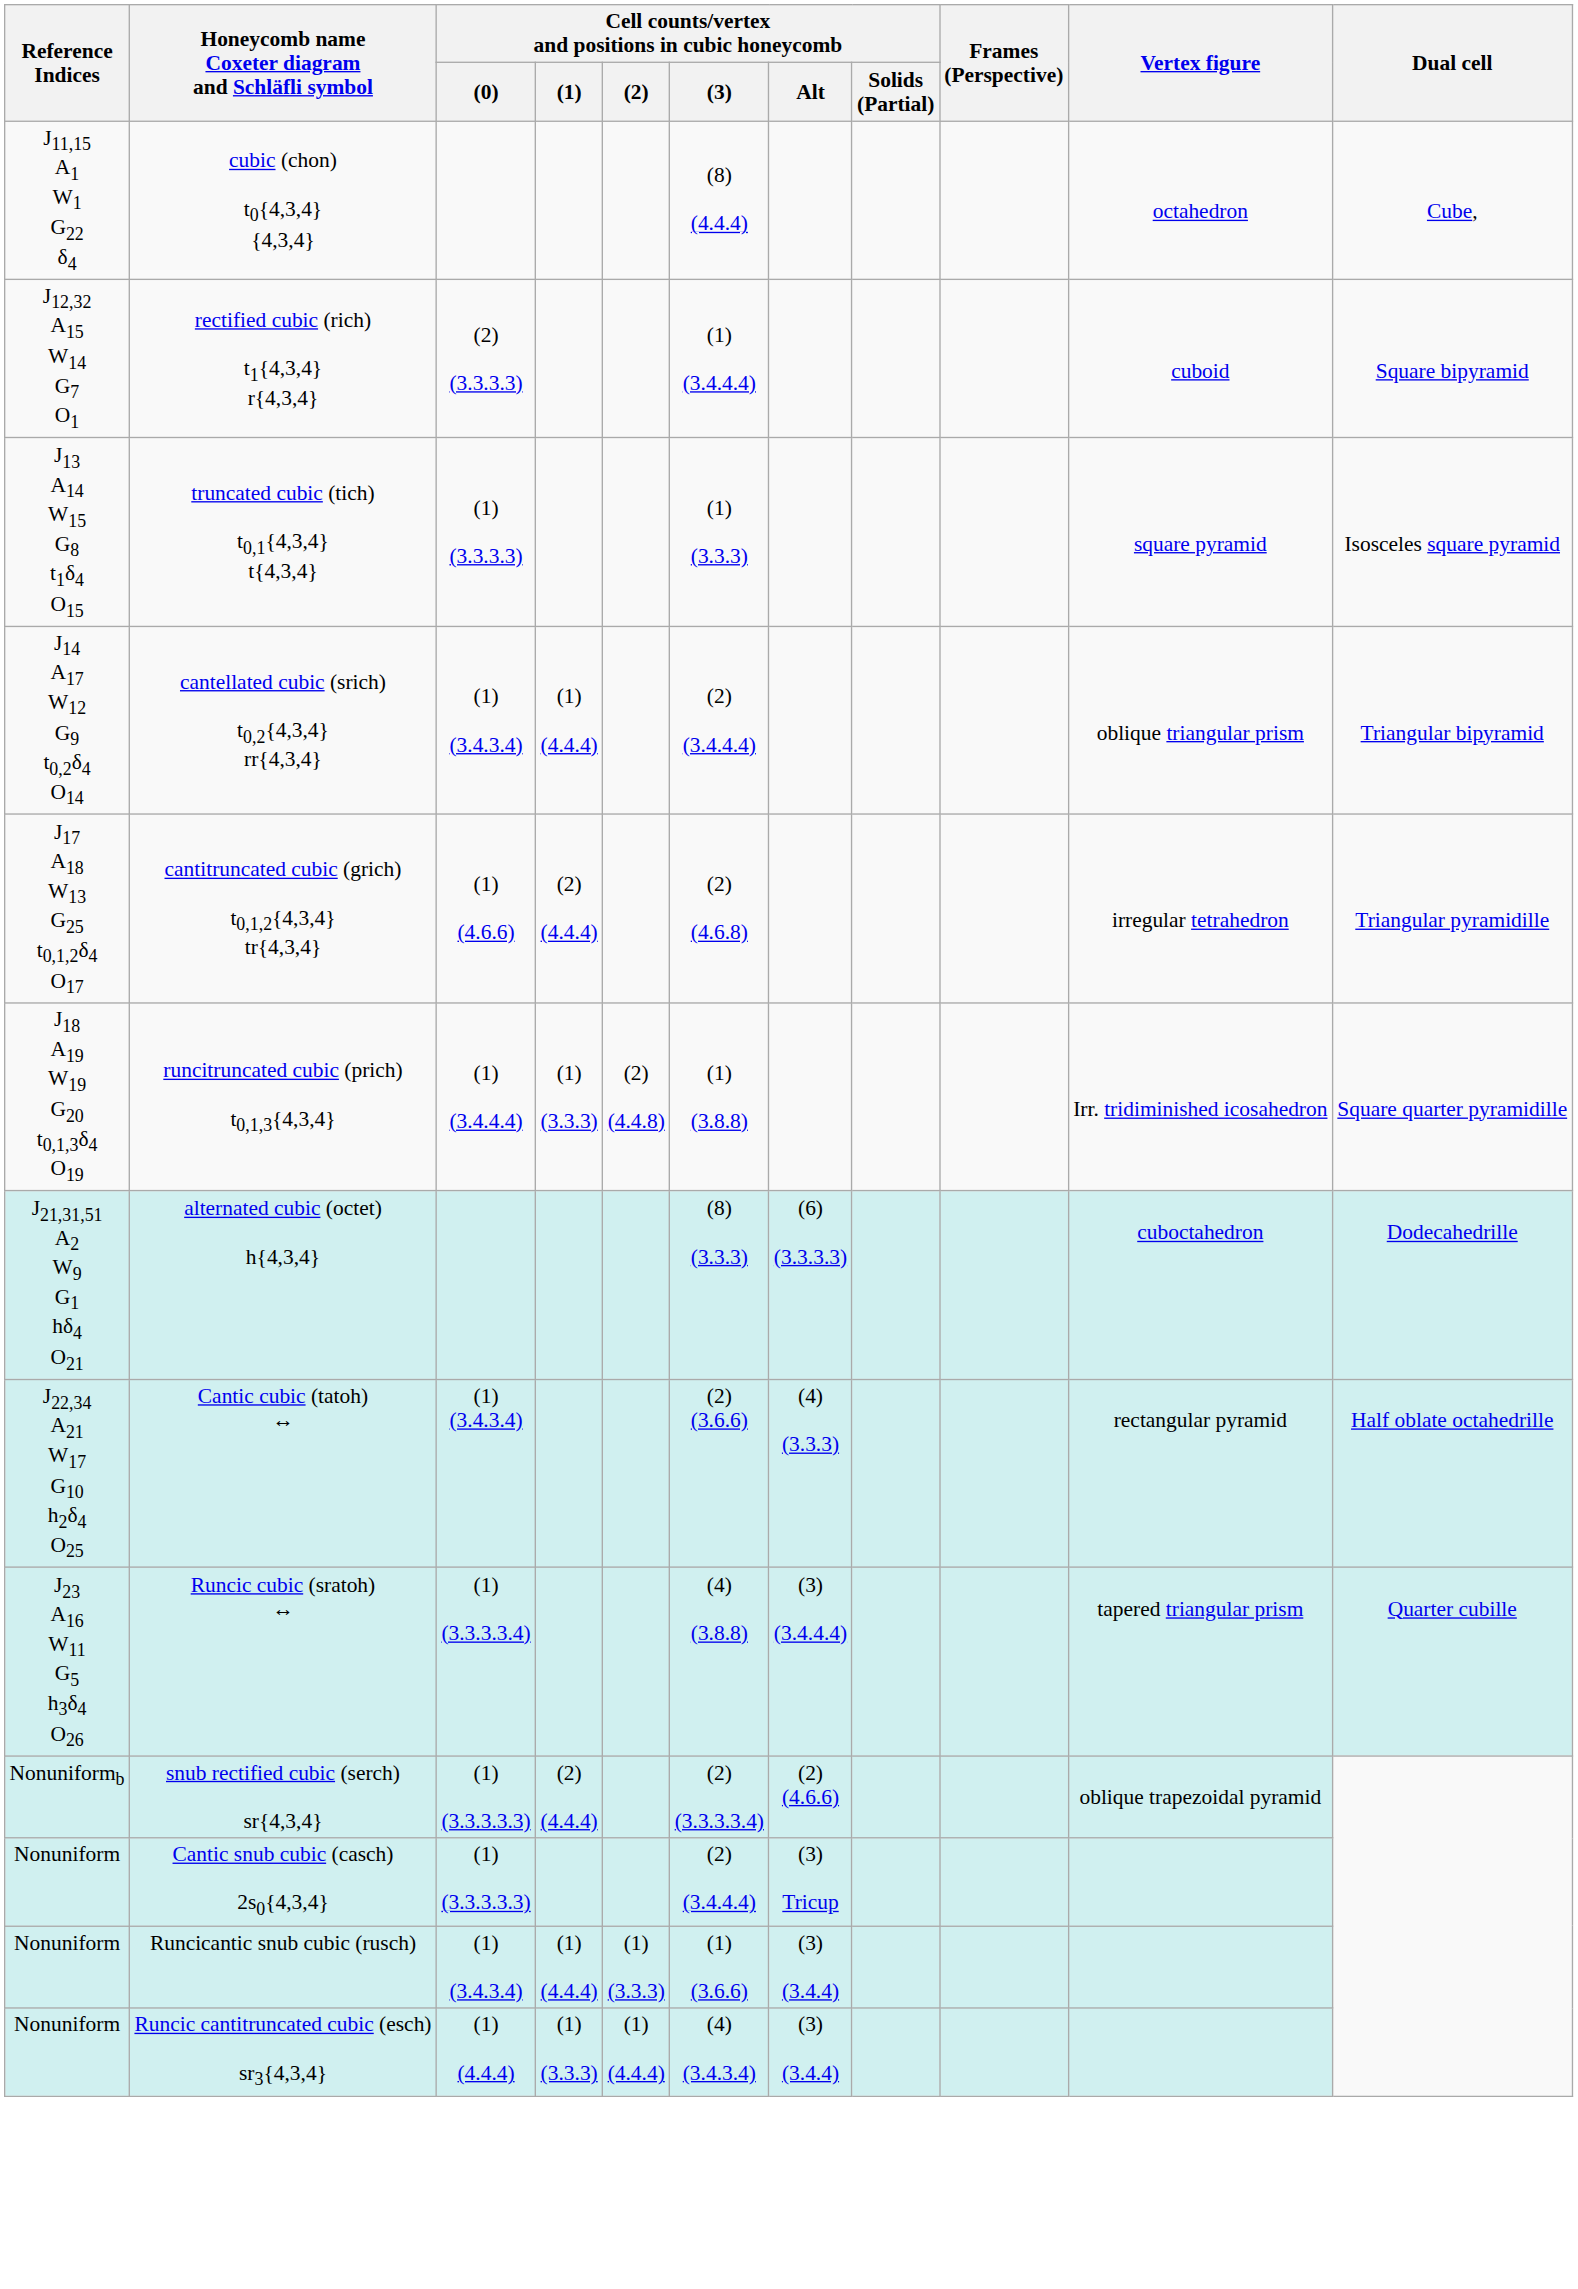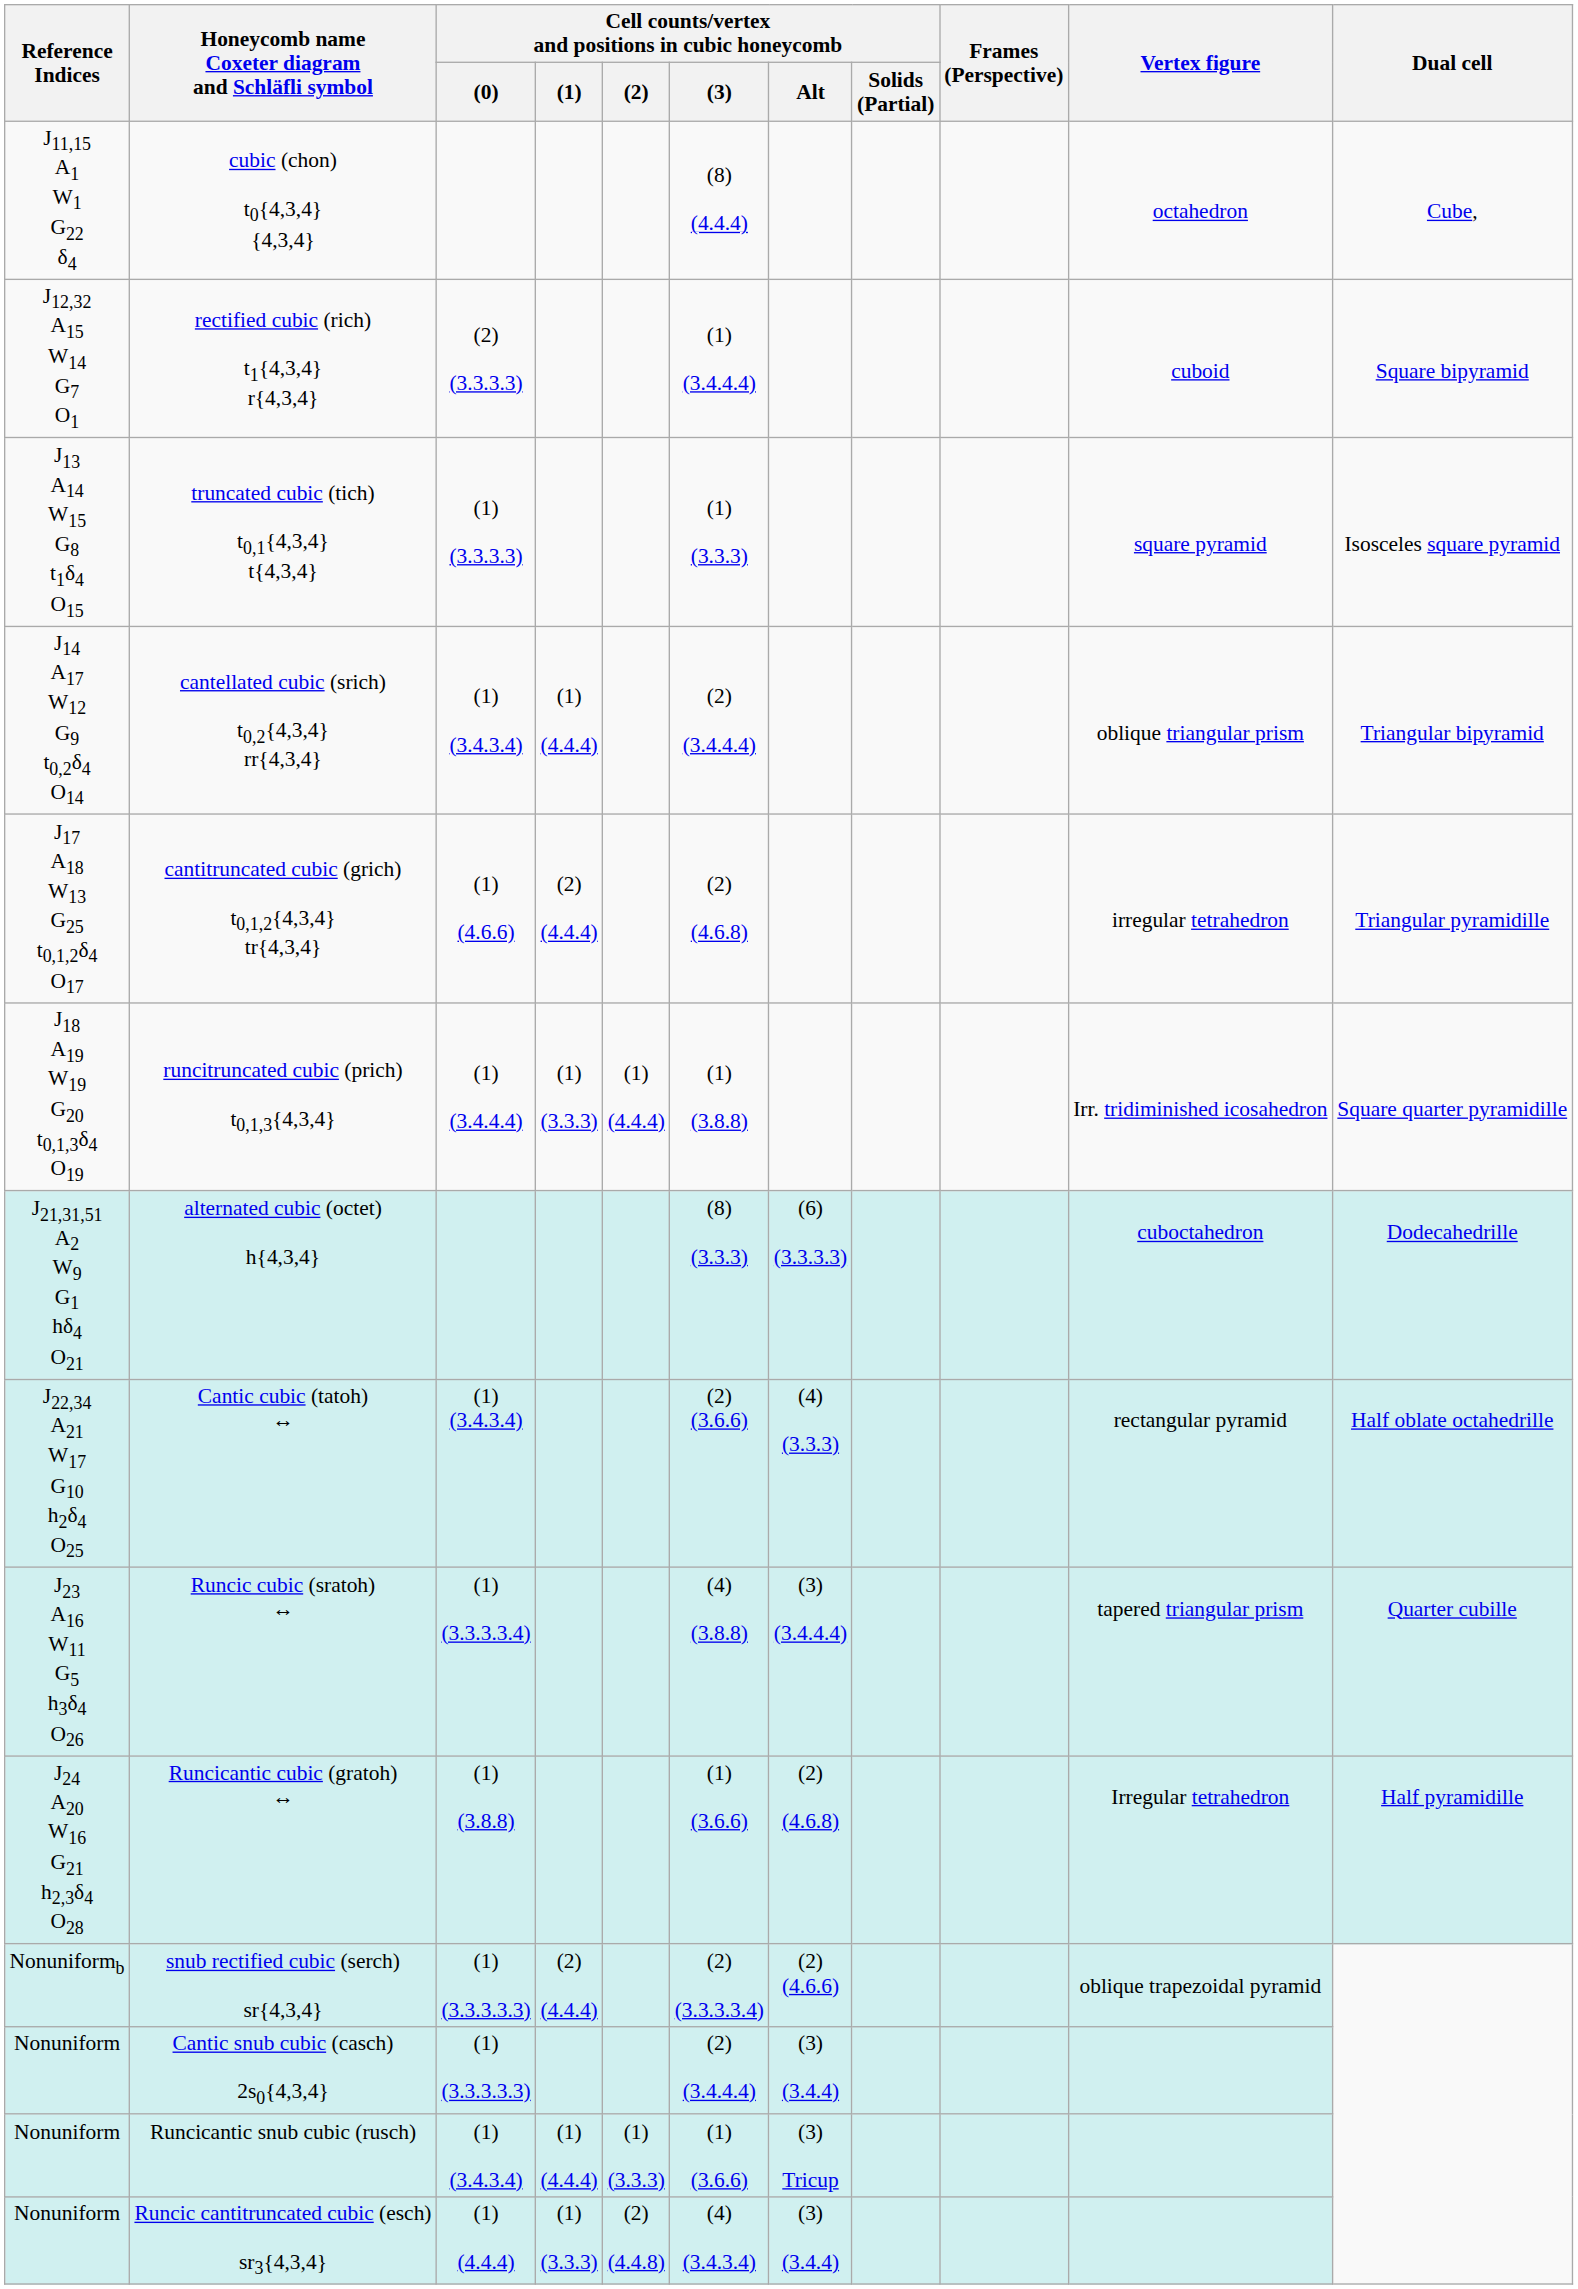(636, 1096) (2) (4.4.8) -> (636, 1096) (1) (4.4.4)
+ row: (283, 1784)
(810, 1879) (3) Tricup -> (810, 2067) (3) (3.4.4)
(810, 1966) (3) (3.4.4) -> (810, 2155) (3) Tricup
(636, 2049) (1) (4.4.4) -> (636, 2237) (2) (4.4.8)
